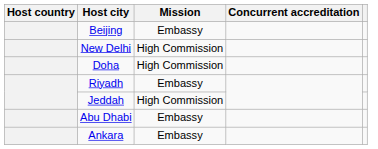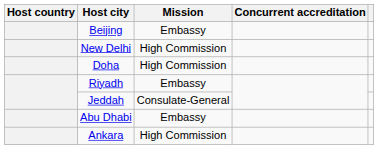(180, 100) High Commission -> (183, 100) Consulate-General
(180, 135) Embassy -> (183, 135) High Commission
